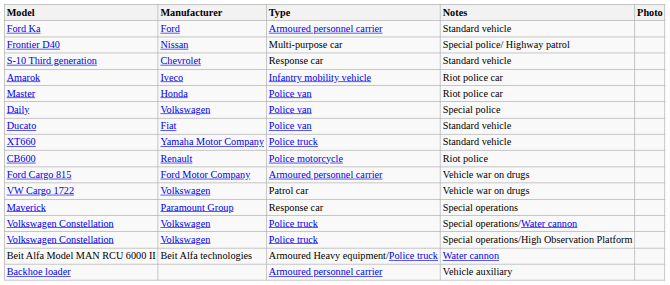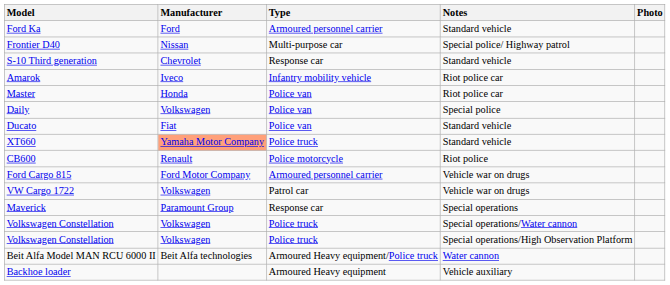(212, 142) no background -> (212, 142) lightsalmon background
(326, 272) Armoured personnel carrier -> (327, 272) Armoured Heavy equipment
